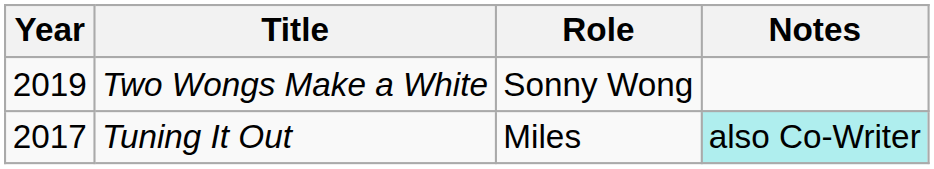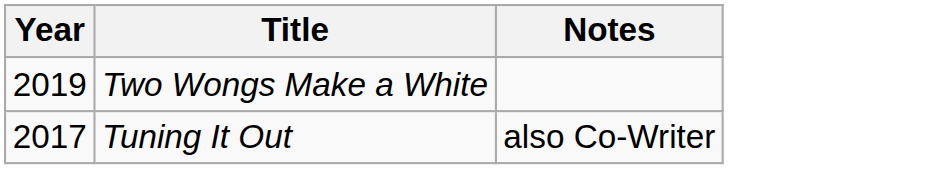- column: (598, 30)
(815, 136) paleturquoise background -> (609, 136) no background
